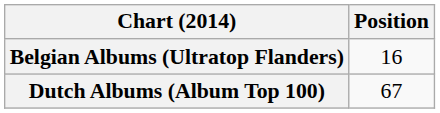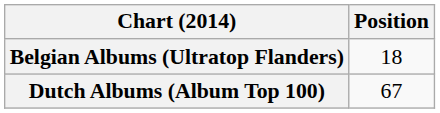(391, 56) 16 -> (391, 56) 18
